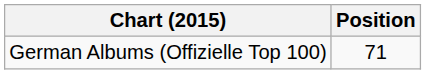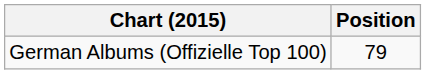(376, 52) 71 -> (376, 52) 79
